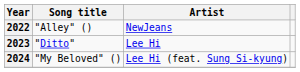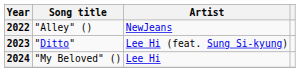(143, 44) Lee Hi -> (207, 44) Lee Hi (feat. Sung Si-kyung)
(207, 59) Lee Hi (feat. Sung Si-kyung) -> (143, 59) Lee Hi
